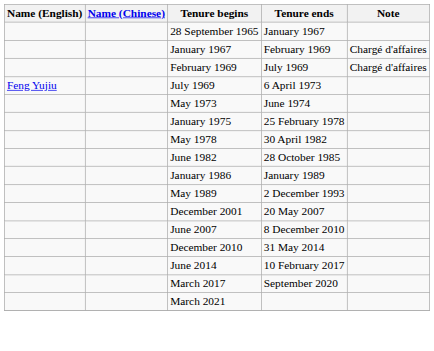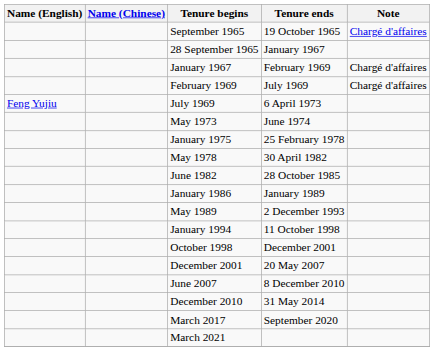+ row: (207, 31)
+ row: (201, 229)
+ row: (201, 247)
- row: (193, 265)
